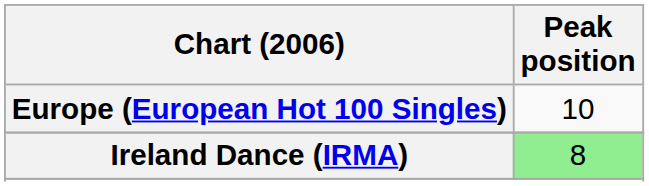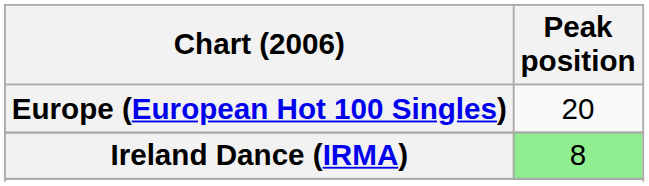(578, 108) 10 -> (578, 108) 20
